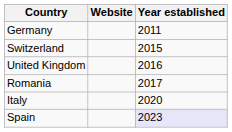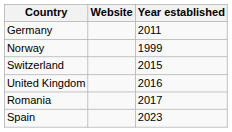+ row: (26, 48)
- row: (17, 100)
(150, 118) lavender background -> (150, 118) no background
